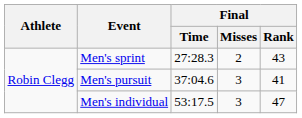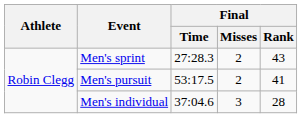(194, 80) 37:04.6 -> (194, 80) 53:17.5
(239, 80) 3 -> (239, 80) 2
(194, 102) 53:17.5 -> (194, 102) 37:04.6
(279, 102) 47 -> (279, 102) 28
